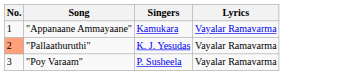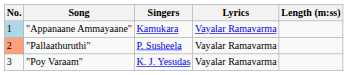+ column: (311, 12)
(9, 29) no background -> (9, 29) lightblue background
(163, 46) K. J. Yesudas -> (159, 46) P. Susheela
(159, 62) P. Susheela -> (163, 62) K. J. Yesudas
